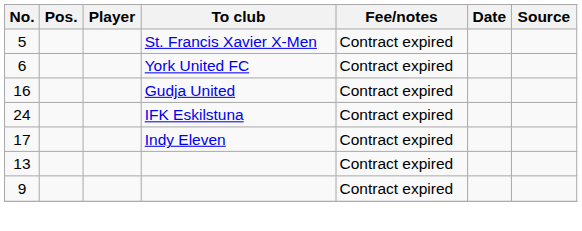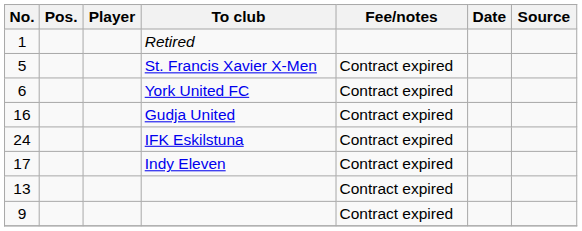+ row: (22, 42)
